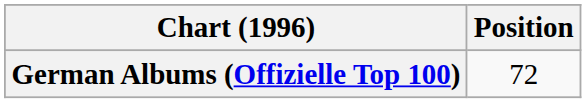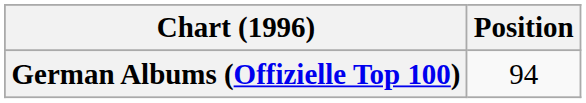(524, 73) 72 -> (524, 73) 94
